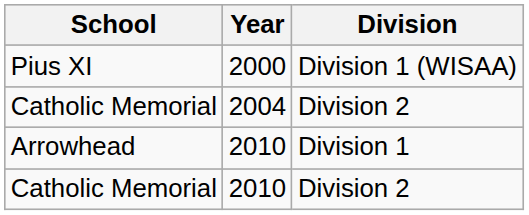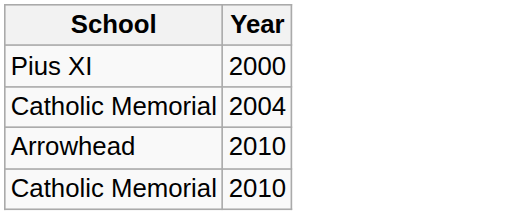- column: (407, 24)
